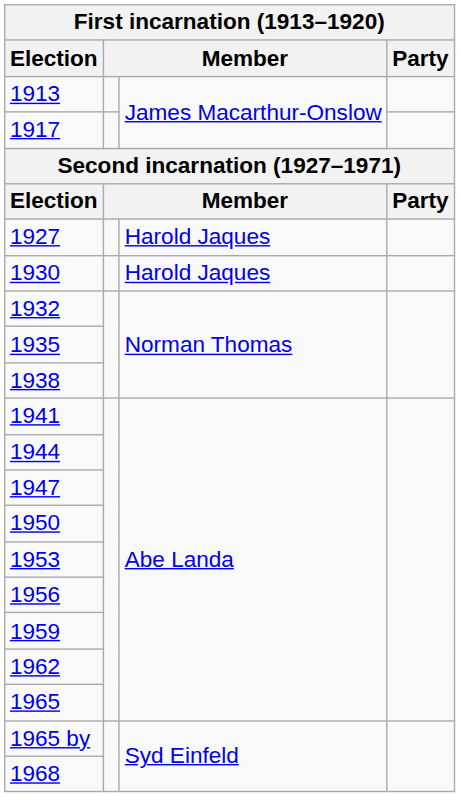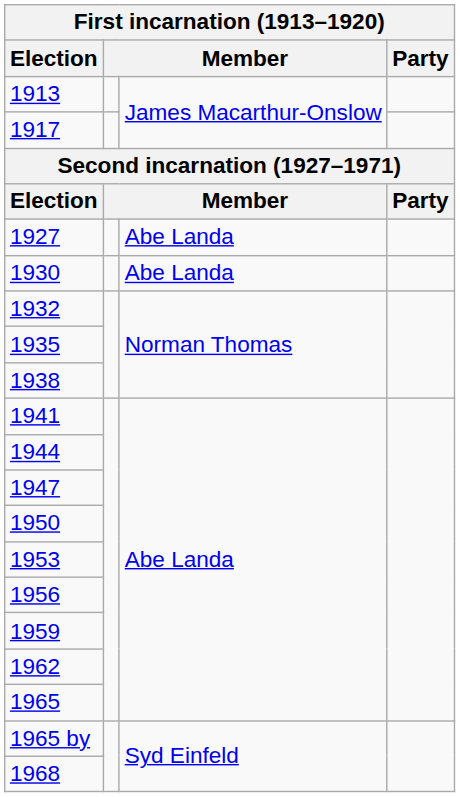(197, 237) Harold Jaques -> (179, 237) Abe Landa
(197, 272) Harold Jaques -> (179, 272) Abe Landa
